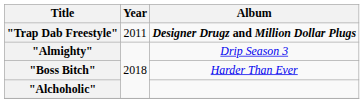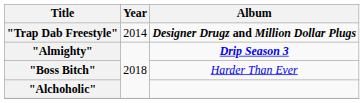(135, 32) 2011 -> (135, 32) 2014
(254, 51) normal -> (254, 51) bold
